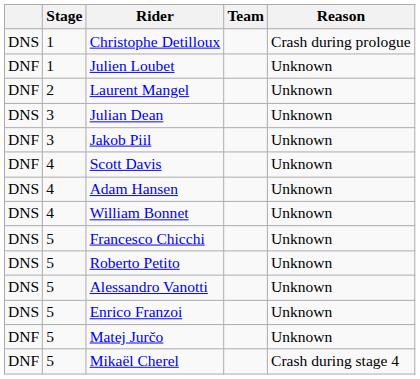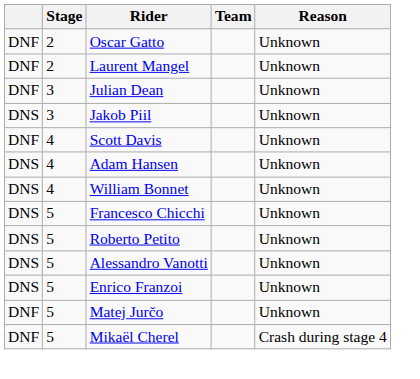- row: (155, 41)
- row: (132, 66)
+ row: (127, 41)
(24, 115) DNS -> (24, 90) DNF
(24, 139) DNF -> (24, 115) DNS
